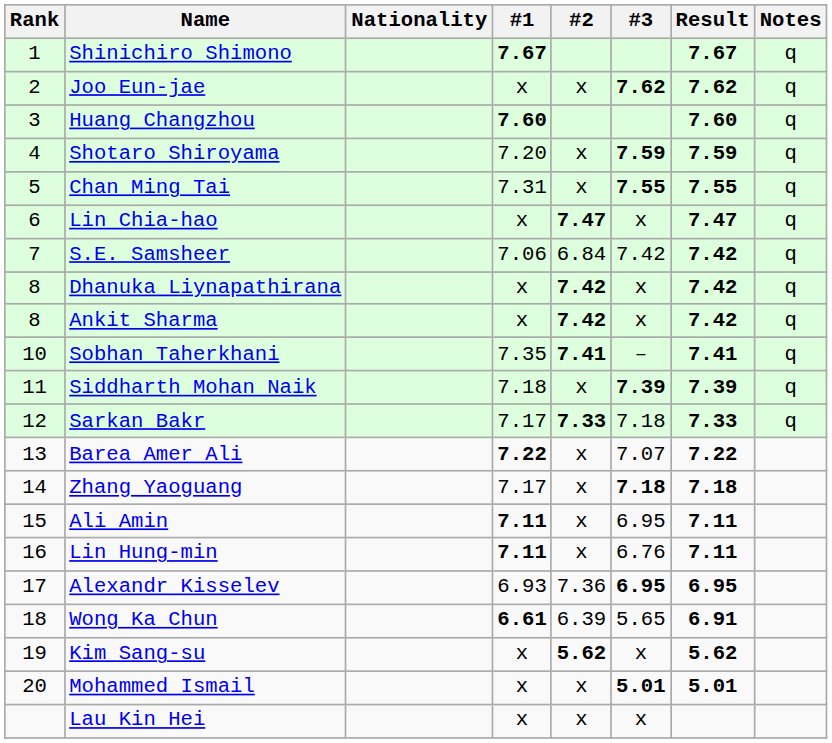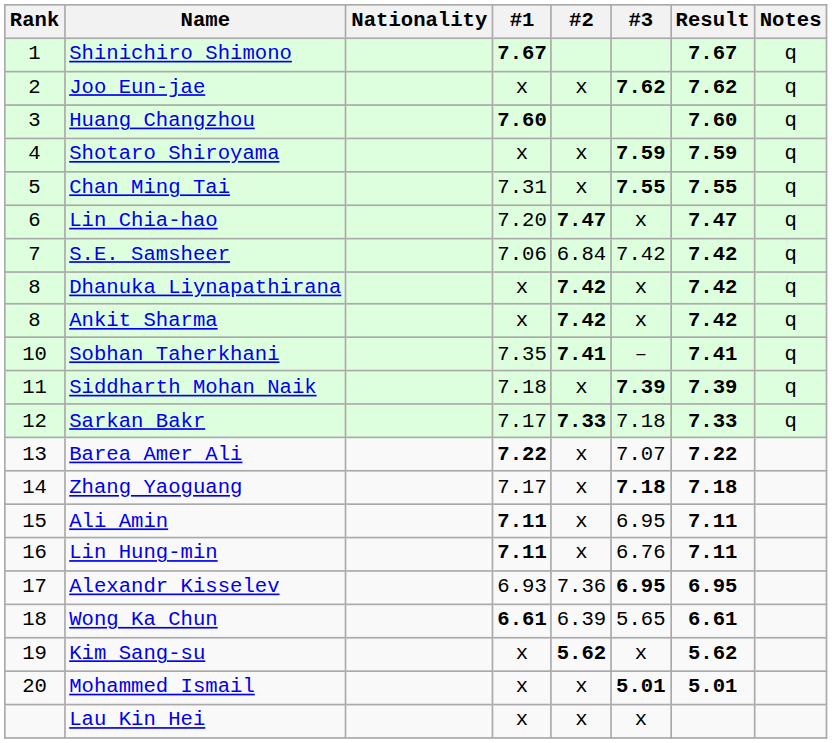(522, 155) 7.20 -> (522, 155) x
(522, 222) x -> (522, 222) 7.20
(713, 621) 6.91 -> (713, 621) 6.61
